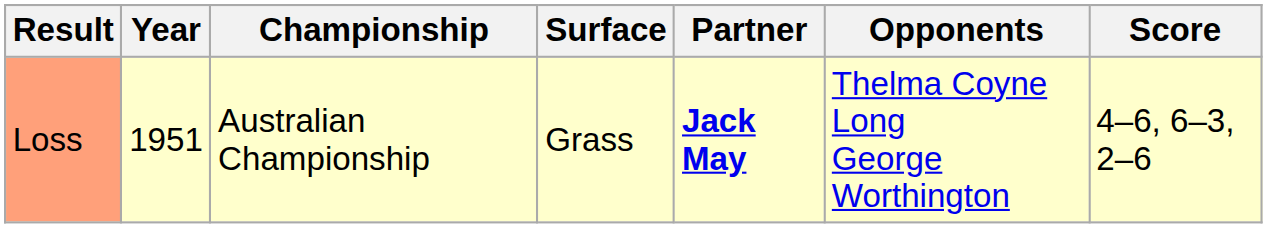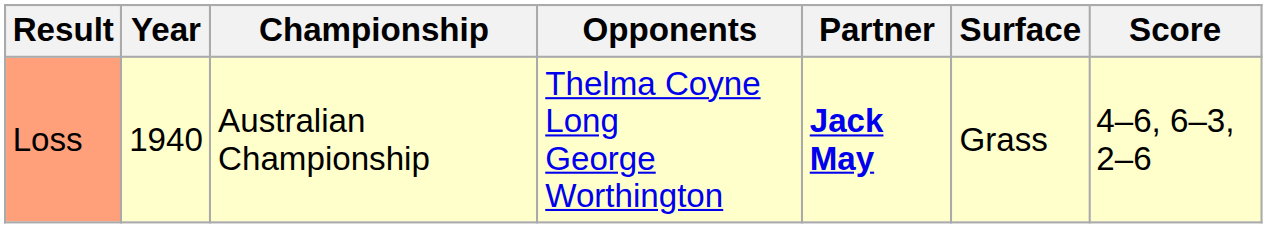columns swapped: (606, 30) <-> (956, 30)
(166, 139) 1951 -> (166, 139) 1940
